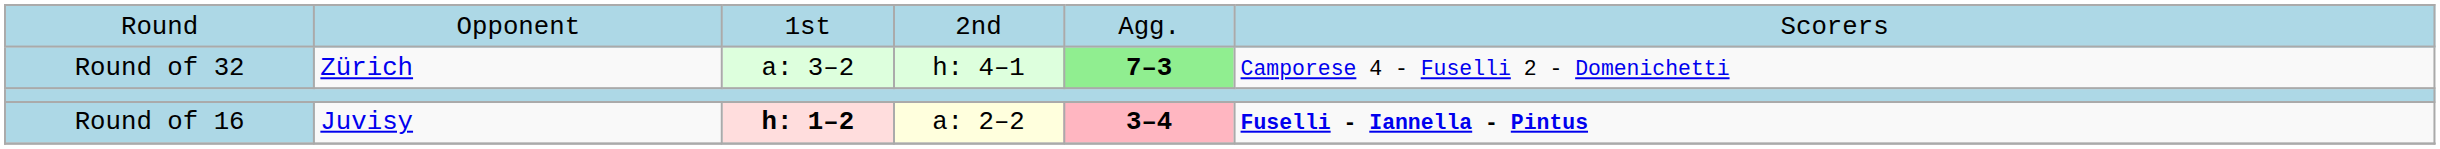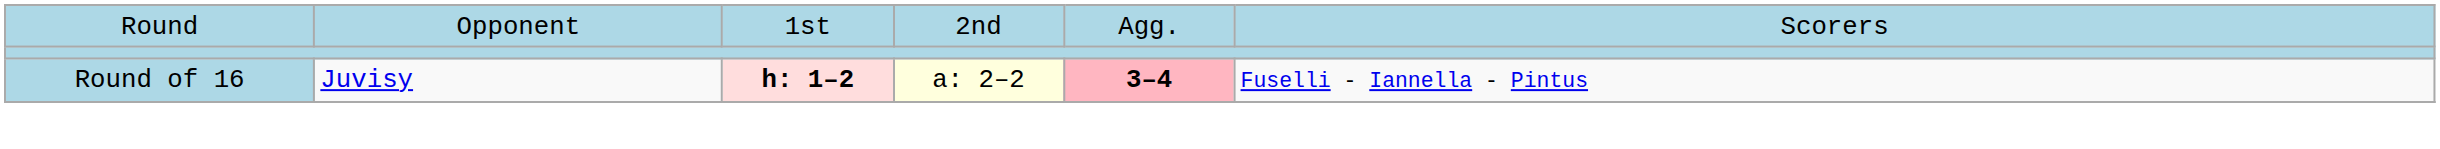- row: (160, 68)
(1414, 122) bold -> (1414, 81) normal
